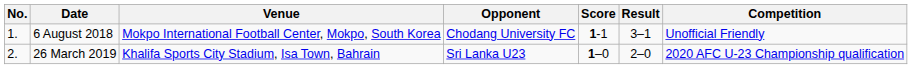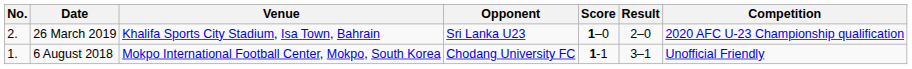rows swapped: (73, 34) <-> (75, 53)
